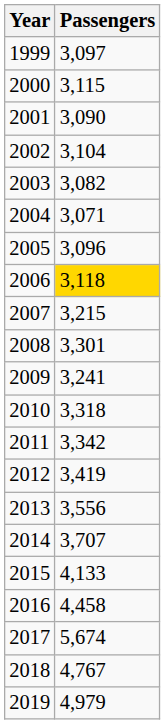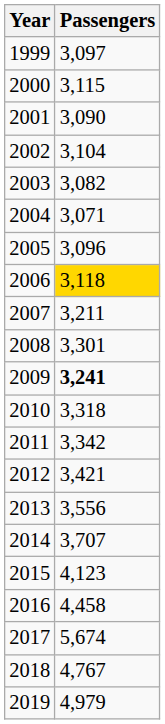(83, 313) 3,215 -> (82, 313) 3,211
(83, 378) normal -> (83, 378) bold
(83, 475) 3,419 -> (83, 475) 3,421
(83, 572) 4,133 -> (83, 572) 4,123
